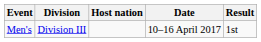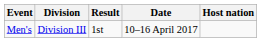columns swapped: (117, 12) <-> (240, 12)
